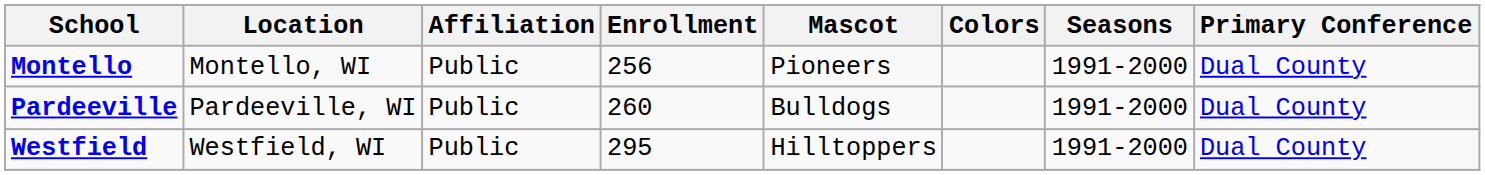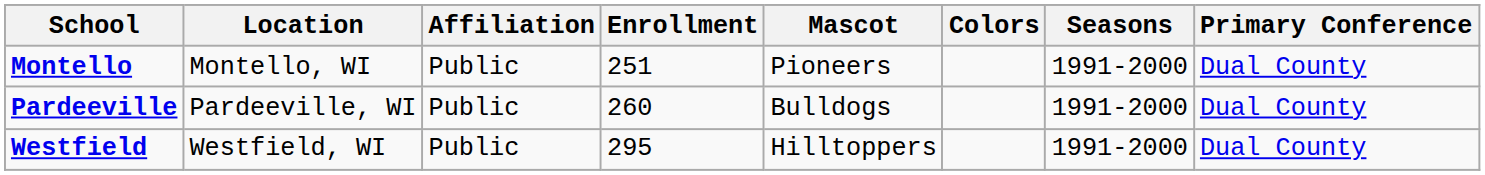(630, 67) 256 -> (630, 67) 251
